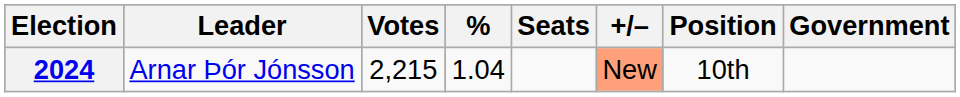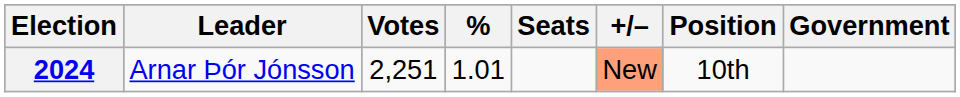(403, 69) 2,215 -> (403, 69) 2,251
(478, 69) 1.04 -> (478, 69) 1.01
